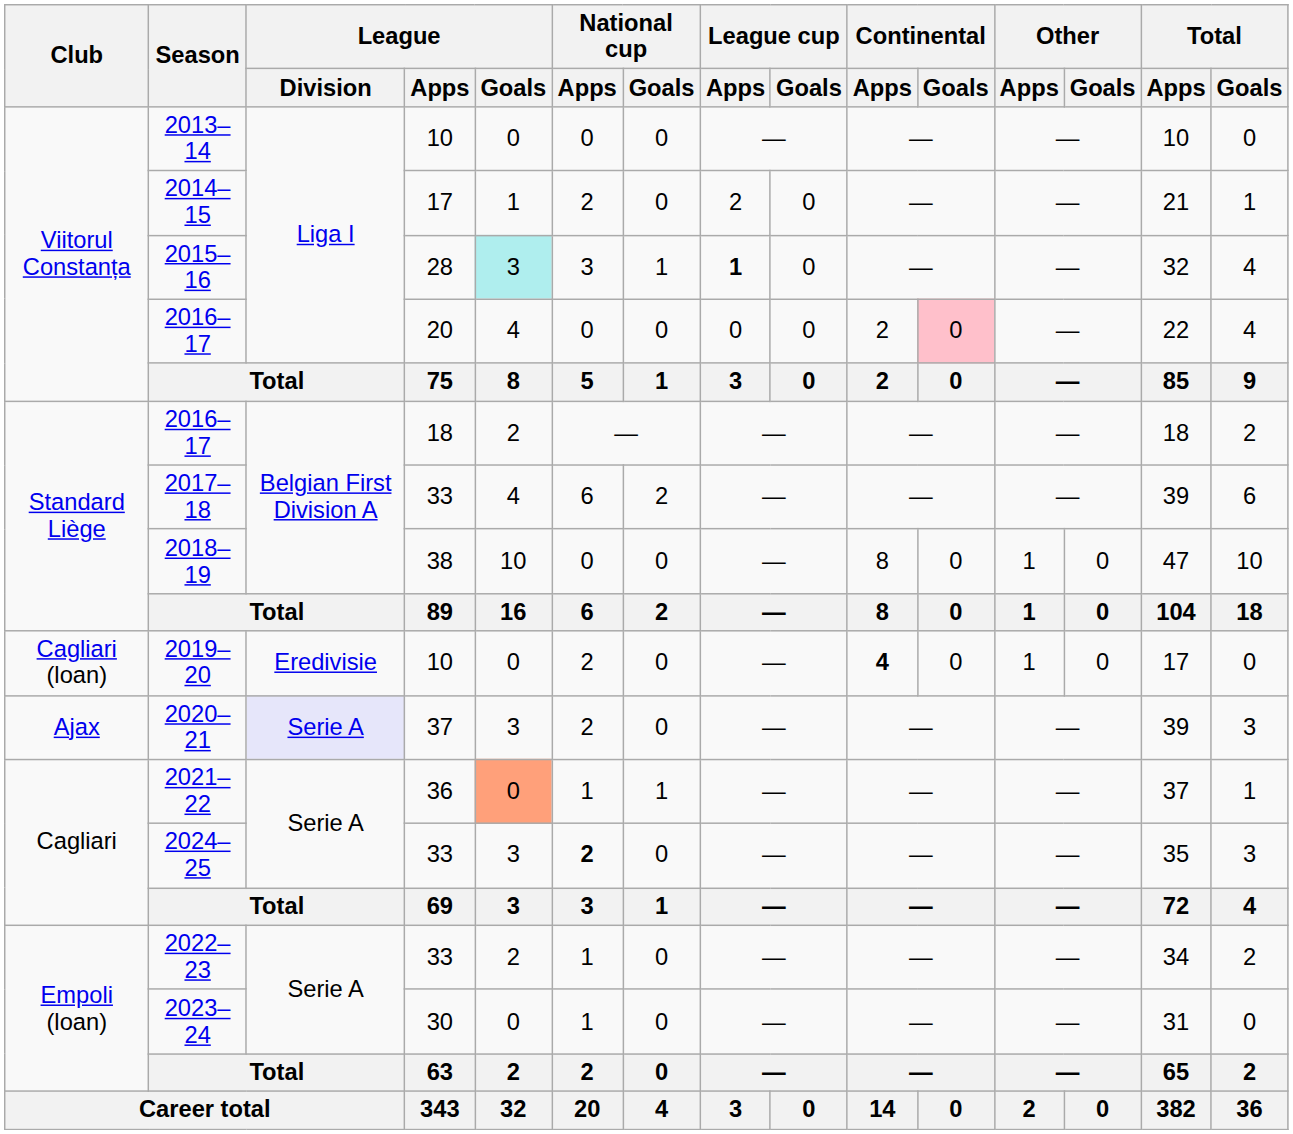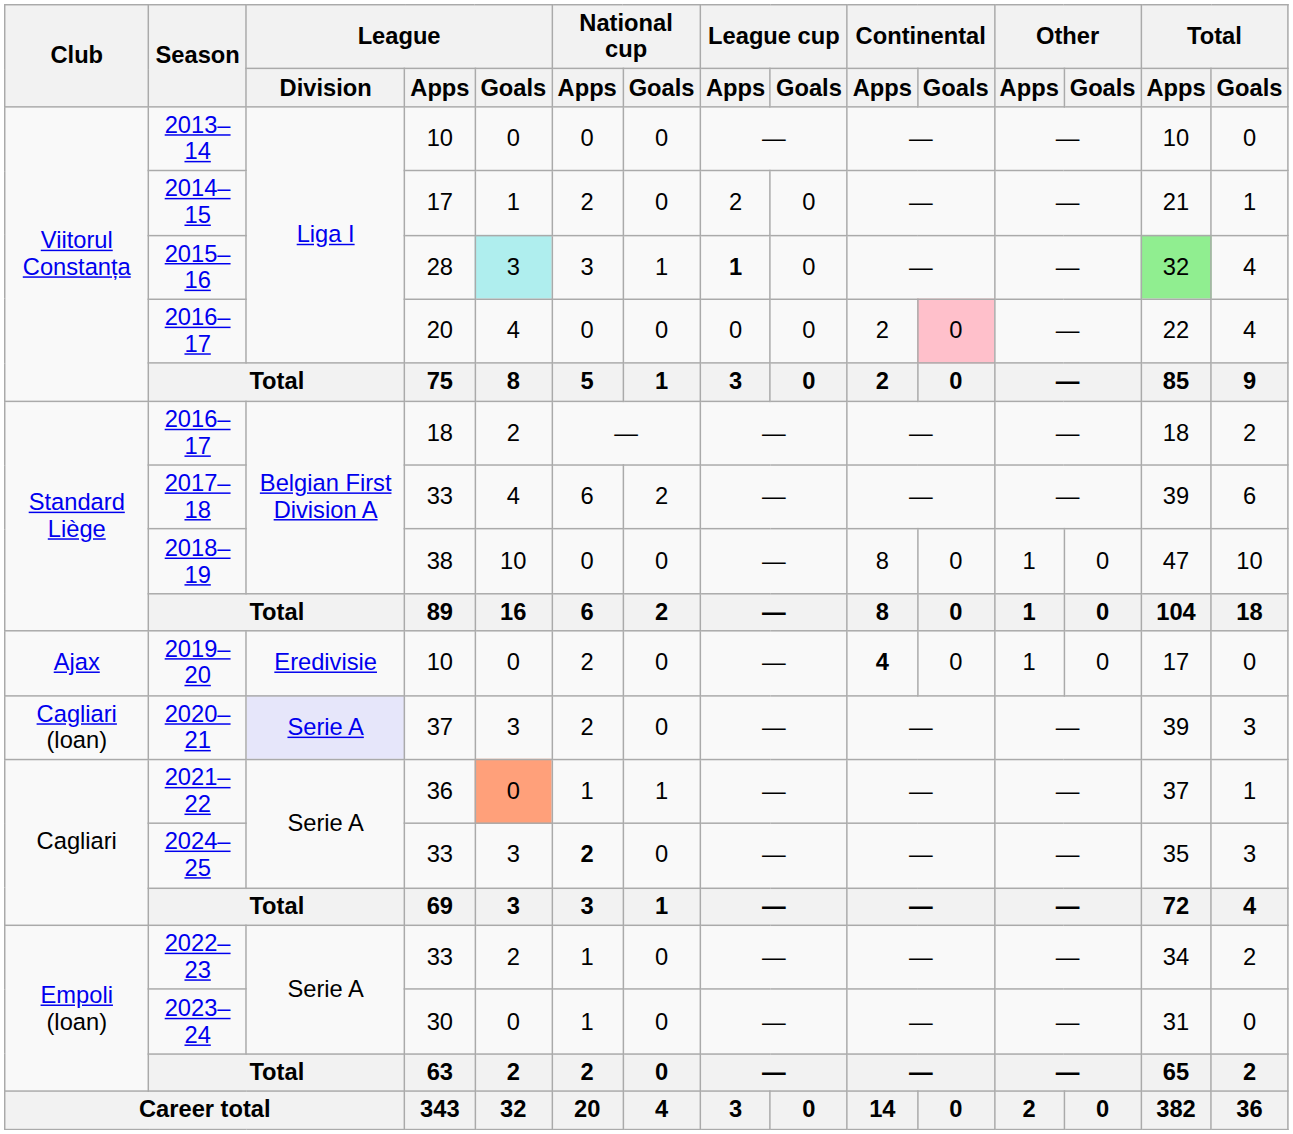(1176, 266) no background -> (1176, 266) lightgreen background
(77, 662) Cagliari (loan) -> (77, 662) Ajax
(77, 727) Ajax -> (77, 727) Cagliari (loan)
